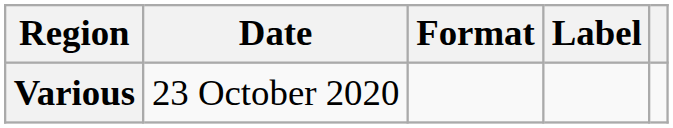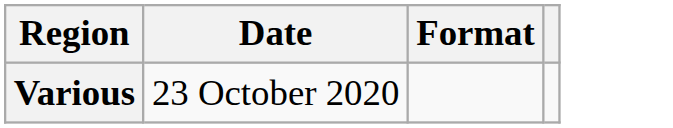- column: (597, 33)
